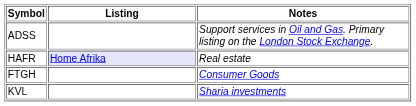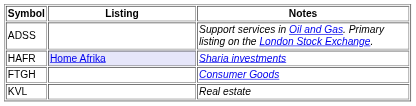(225, 58) Real estate -> (243, 58) Sharia investments
(243, 91) Sharia investments -> (225, 91) Real estate
